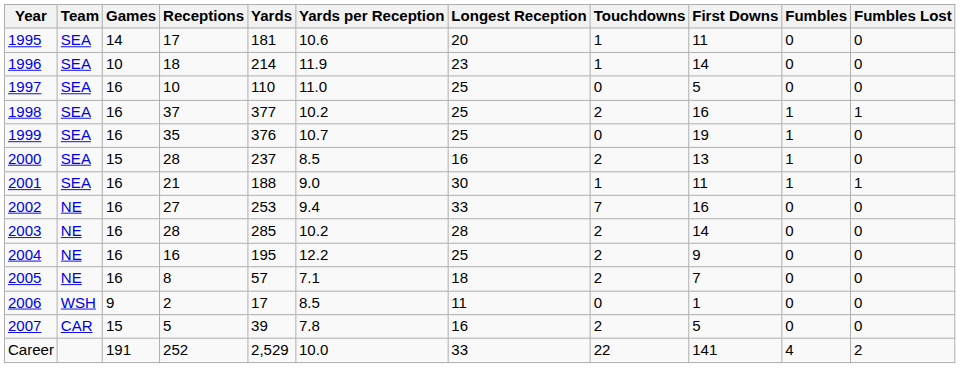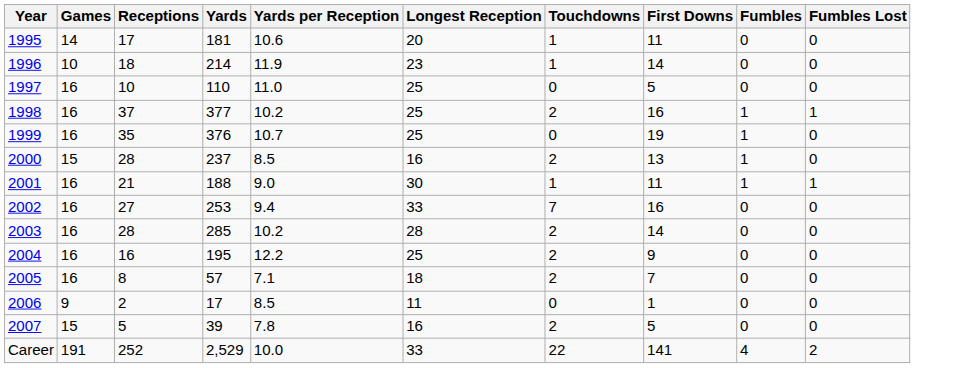- column: (80, 16)
